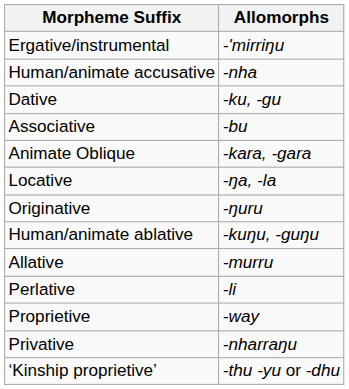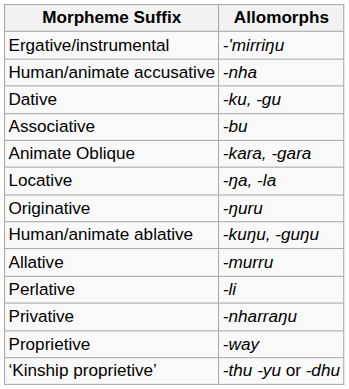rows swapped: (49, 316) <-> (41, 343)
